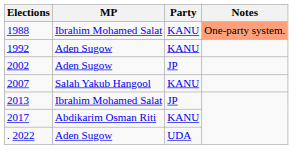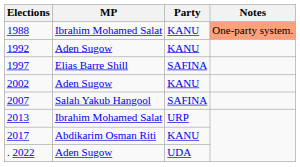+ row: (18, 65)
(173, 65) JP -> (183, 83) KANU
(183, 83) KANU -> (187, 100) SAFINA
(173, 100) JP -> (178, 118) URP
